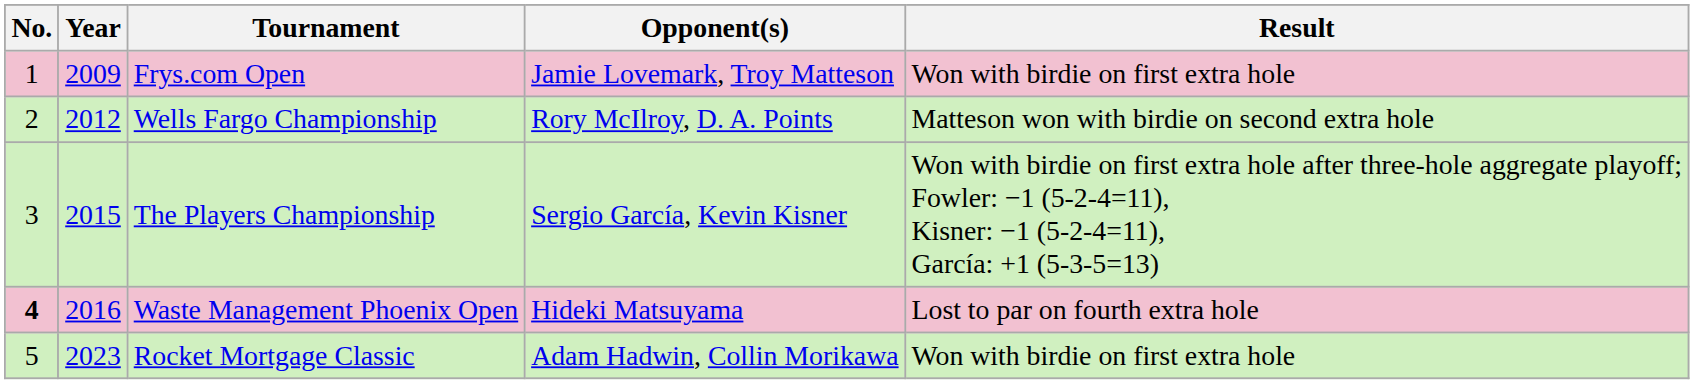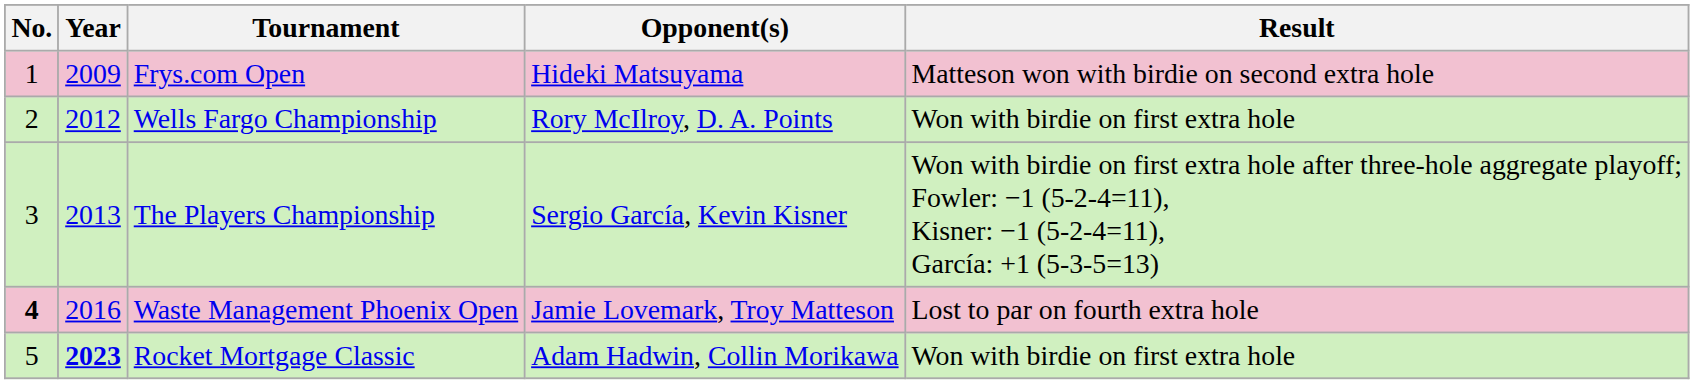(713, 73) Jamie Lovemark, Troy Matteson -> (637, 73) Hideki Matsuyama
(1103, 73) Won with birdie on first extra hole -> (1173, 73) Matteson won with birdie on second extra hole
(1173, 119) Matteson won with birdie on second extra hole -> (1103, 119) Won with birdie on first extra hole
(93, 214) 2015 -> (93, 214) 2013
(637, 309) Hideki Matsuyama -> (713, 309) Jamie Lovemark, Troy Matteson
(93, 355) normal -> (93, 355) bold
